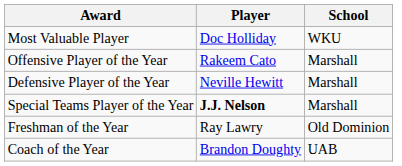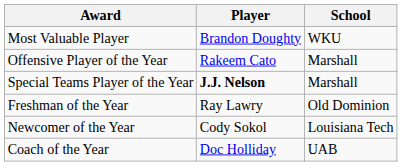(238, 37) Doc Holliday -> (250, 37) Brandon Doughty
- row: (88, 82)
+ row: (71, 127)
(250, 149) Brandon Doughty -> (238, 149) Doc Holliday
